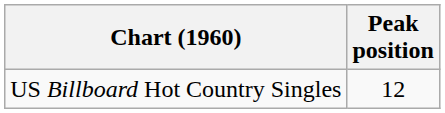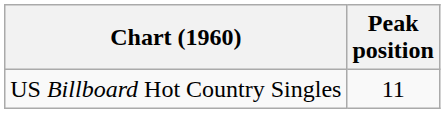(393, 88) 12 -> (393, 88) 11
